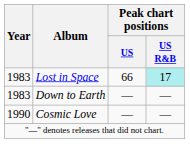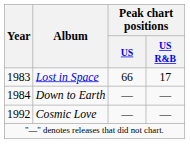(165, 77) paleturquoise background -> (165, 77) no background
(19, 95) 1983 -> (19, 95) 1984
(19, 114) 1990 -> (19, 114) 1992
